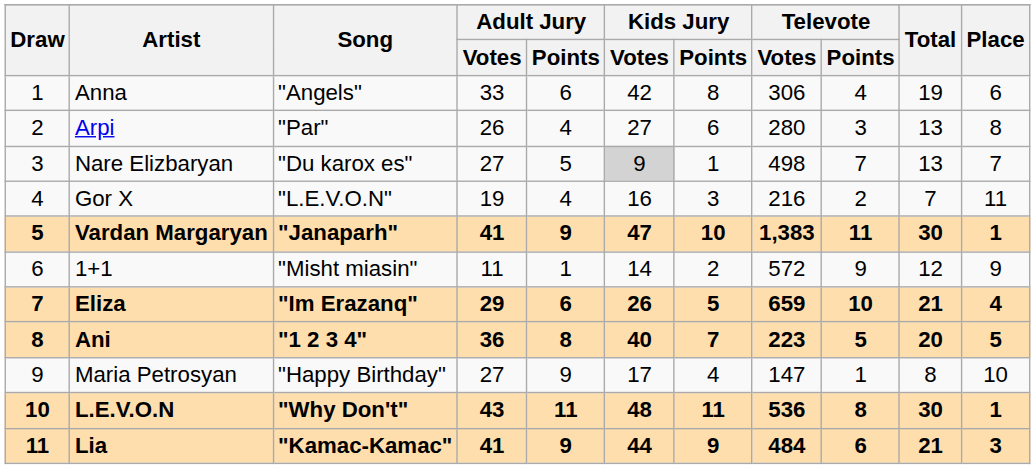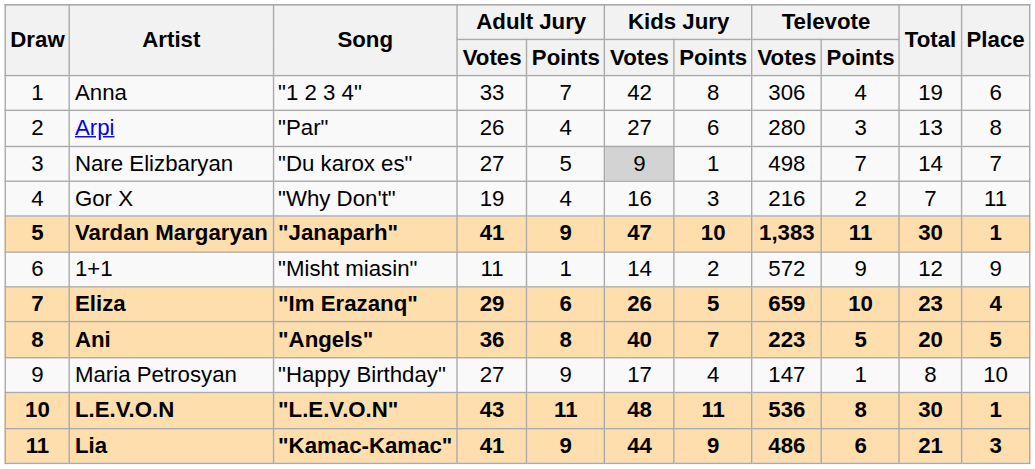(320, 92) "Angels" -> (320, 92) "1 2 3 4"
(566, 92) 6 -> (566, 92) 7
(931, 163) 13 -> (931, 163) 14
(335, 198) "L.E.V.O.N" -> (337, 198) "Why Don't"
(931, 304) 21 -> (931, 304) 23
(323, 339) "1 2 3 4" -> (326, 339) "Angels"
(343, 410) "Why Don't" -> (338, 410) "L.E.V.O.N"
(787, 445) 484 -> (787, 445) 486
